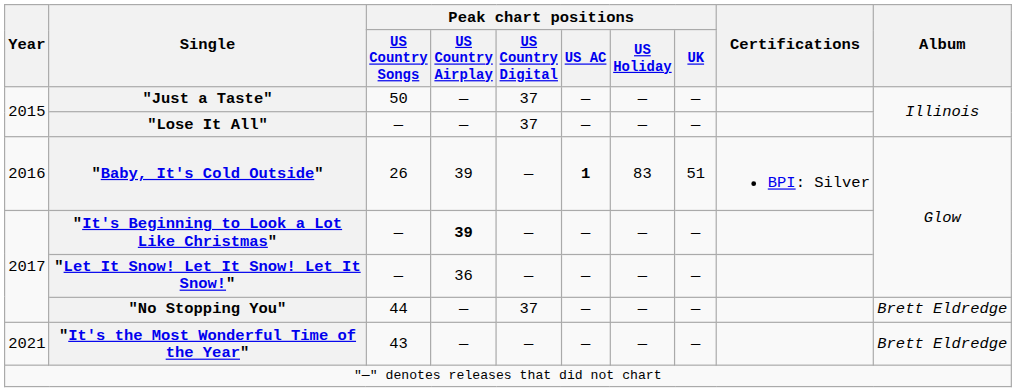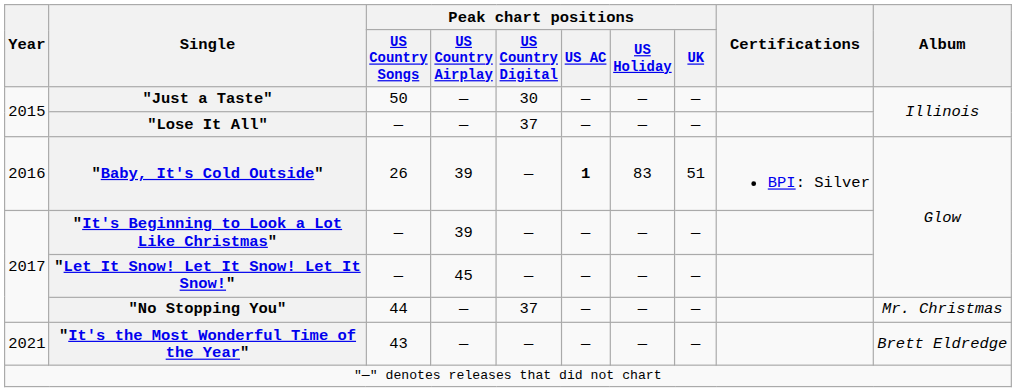(529, 99) 37 -> (529, 99) 30
(464, 232) bold -> (464, 232) normal
(464, 276) 36 -> (464, 276) 45
(942, 310) Brett Eldredge -> (942, 310) Mr. Christmas
